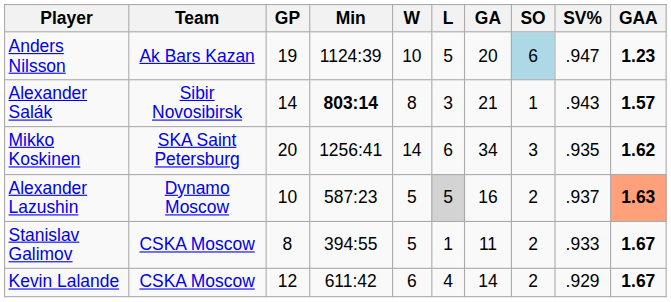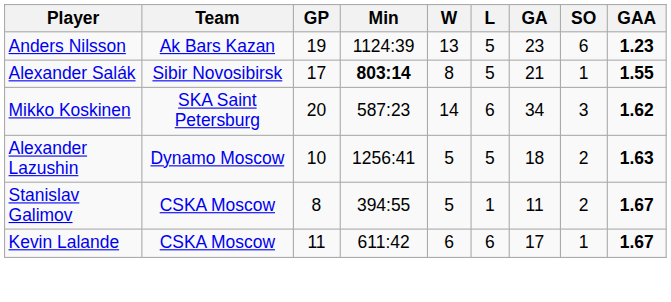- column: (583, 18)
(412, 55) 10 -> (449, 45) 13
(488, 55) 20 -> (535, 45) 23
(533, 55) lightblue background -> (584, 45) no background
(287, 103) 14 -> (316, 73) 17
(448, 103) 3 -> (490, 73) 5
(638, 103) 1.57 -> (637, 73) 1.55
(351, 150) 1256:41 -> (384, 111) 587:23
(351, 197) 587:23 -> (384, 158) 1256:41
(448, 197) lightgrey background -> (490, 158) no background
(488, 197) 16 -> (535, 158) 18
(638, 197) lightsalmon background -> (637, 158) no background
(287, 282) 12 -> (316, 243) 11
(448, 282) 4 -> (490, 243) 6
(488, 282) 14 -> (535, 243) 17
(533, 282) 2 -> (584, 243) 1
